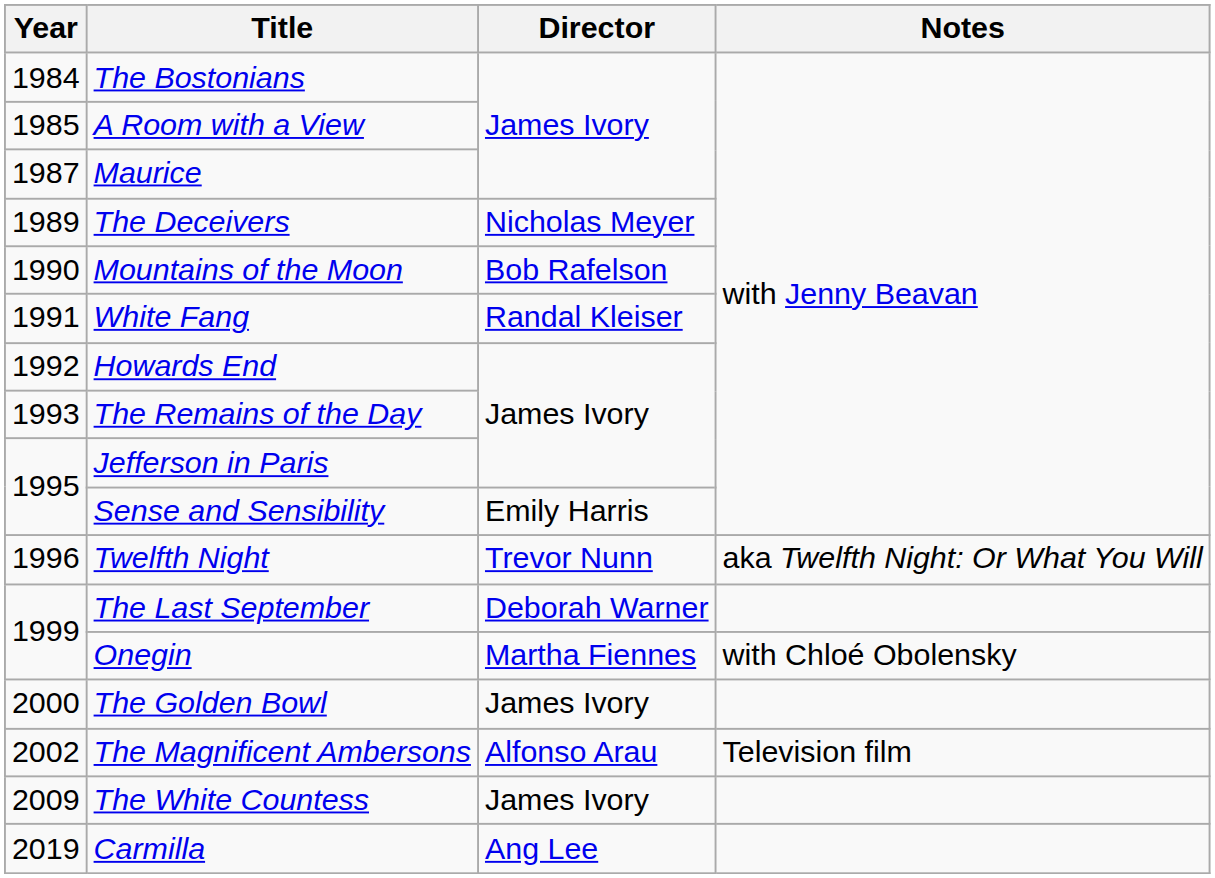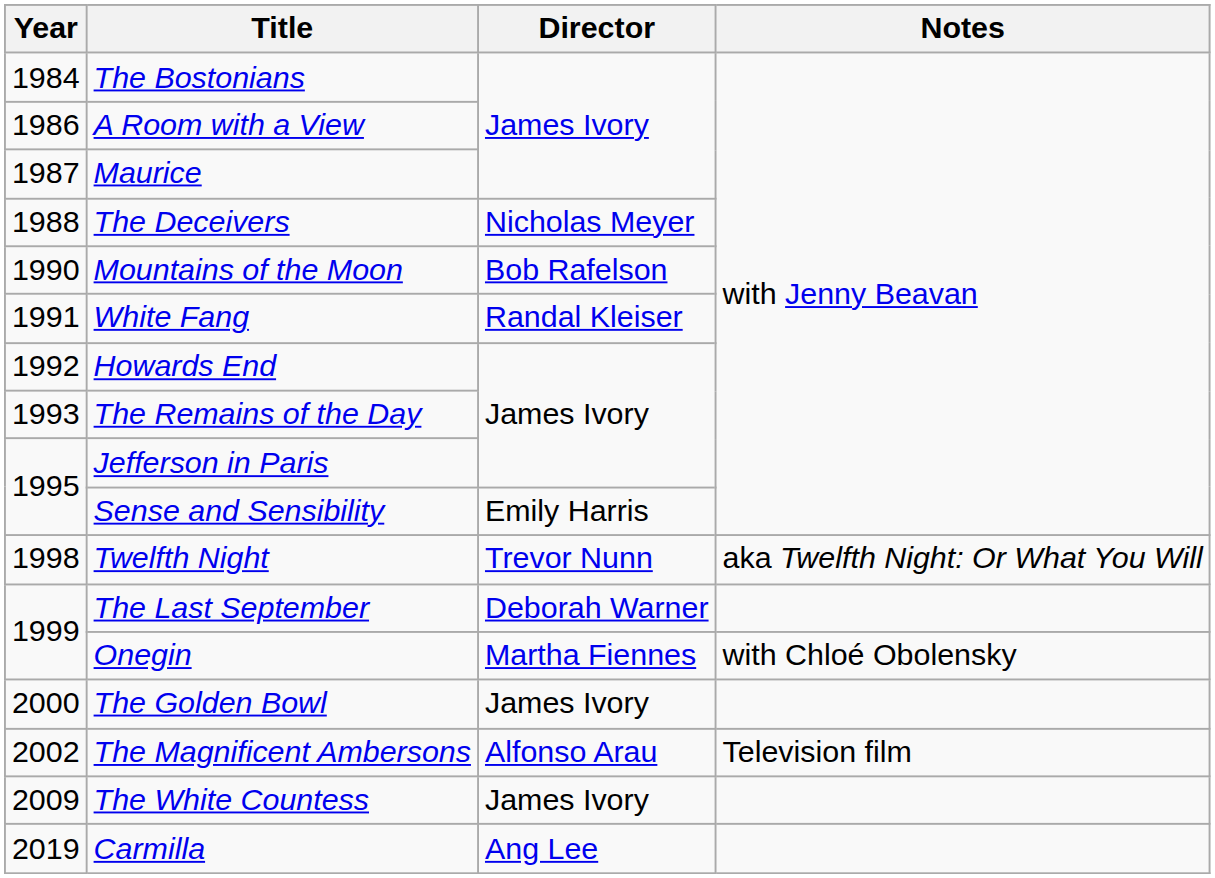(46, 125) 1985 -> (46, 125) 1986
(46, 221) 1989 -> (46, 221) 1988
(46, 558) 1996 -> (46, 558) 1998
